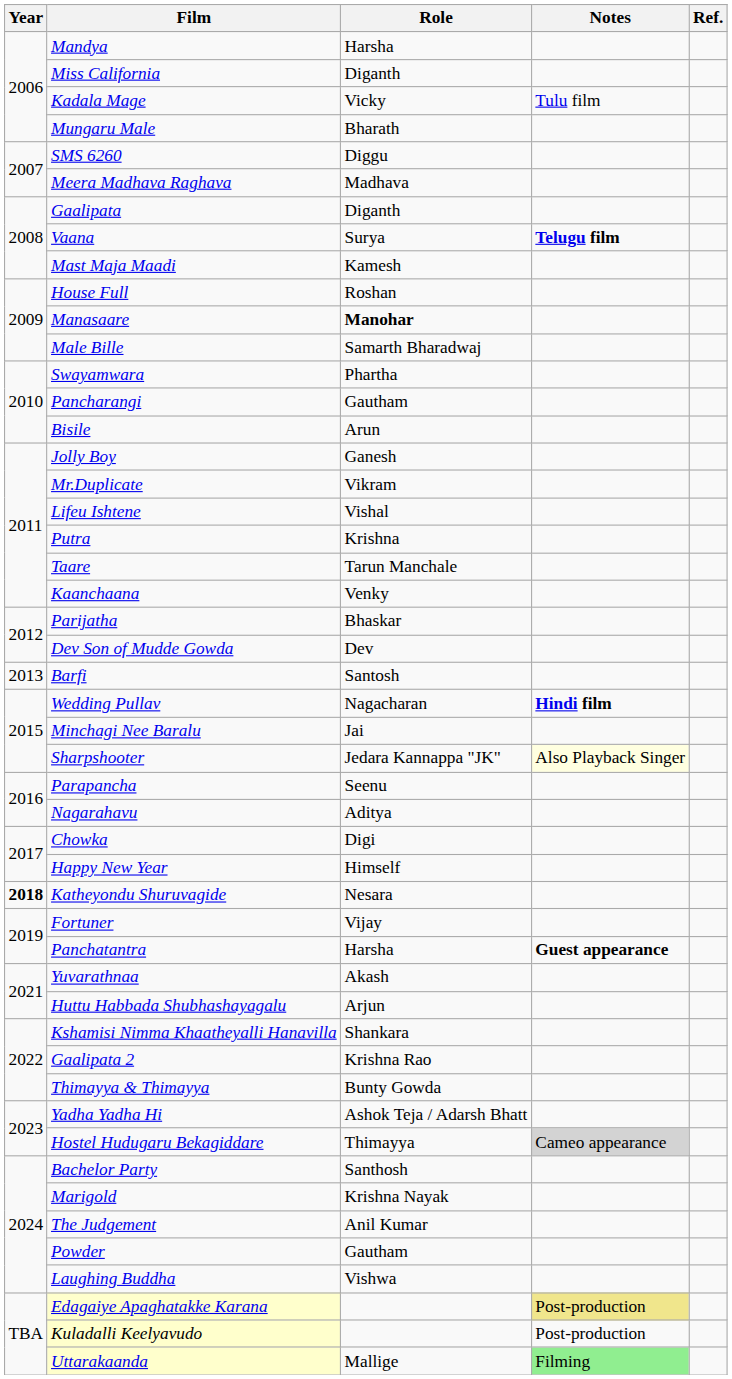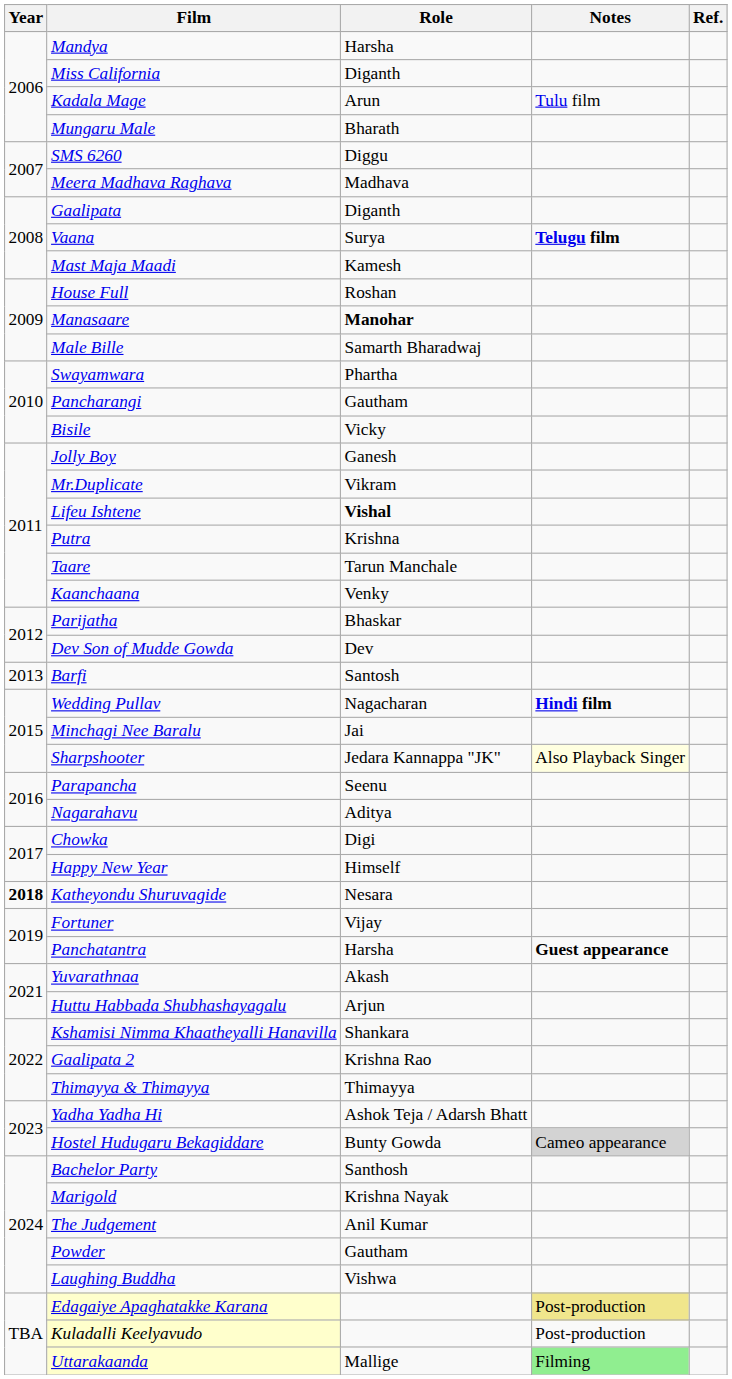(365, 100) Vicky -> (362, 100) Arun
(362, 429) Arun -> (365, 429) Vicky
(367, 511) normal -> (368, 511) bold
(393, 1086) Bunty Gowda -> (380, 1086) Thimayya
(380, 1141) Thimayya -> (393, 1141) Bunty Gowda
